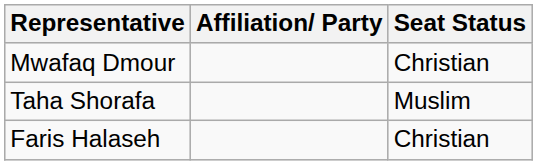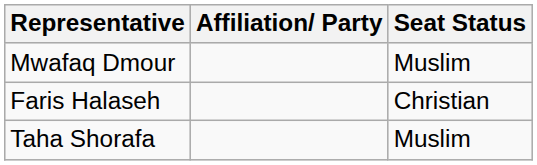(442, 62) Christian -> (432, 62) Muslim
rows swapped: (83, 100) <-> (85, 139)
